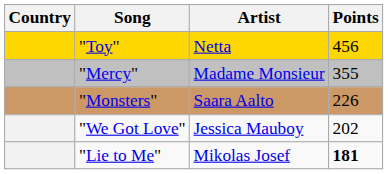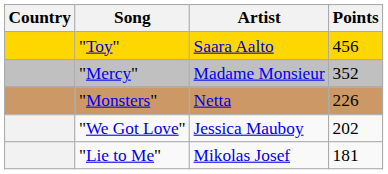(212, 45) Netta -> (234, 45) Saara Aalto
(346, 73) 355 -> (346, 73) 352
(234, 100) Saara Aalto -> (212, 100) Netta
(346, 155) bold -> (346, 155) normal
